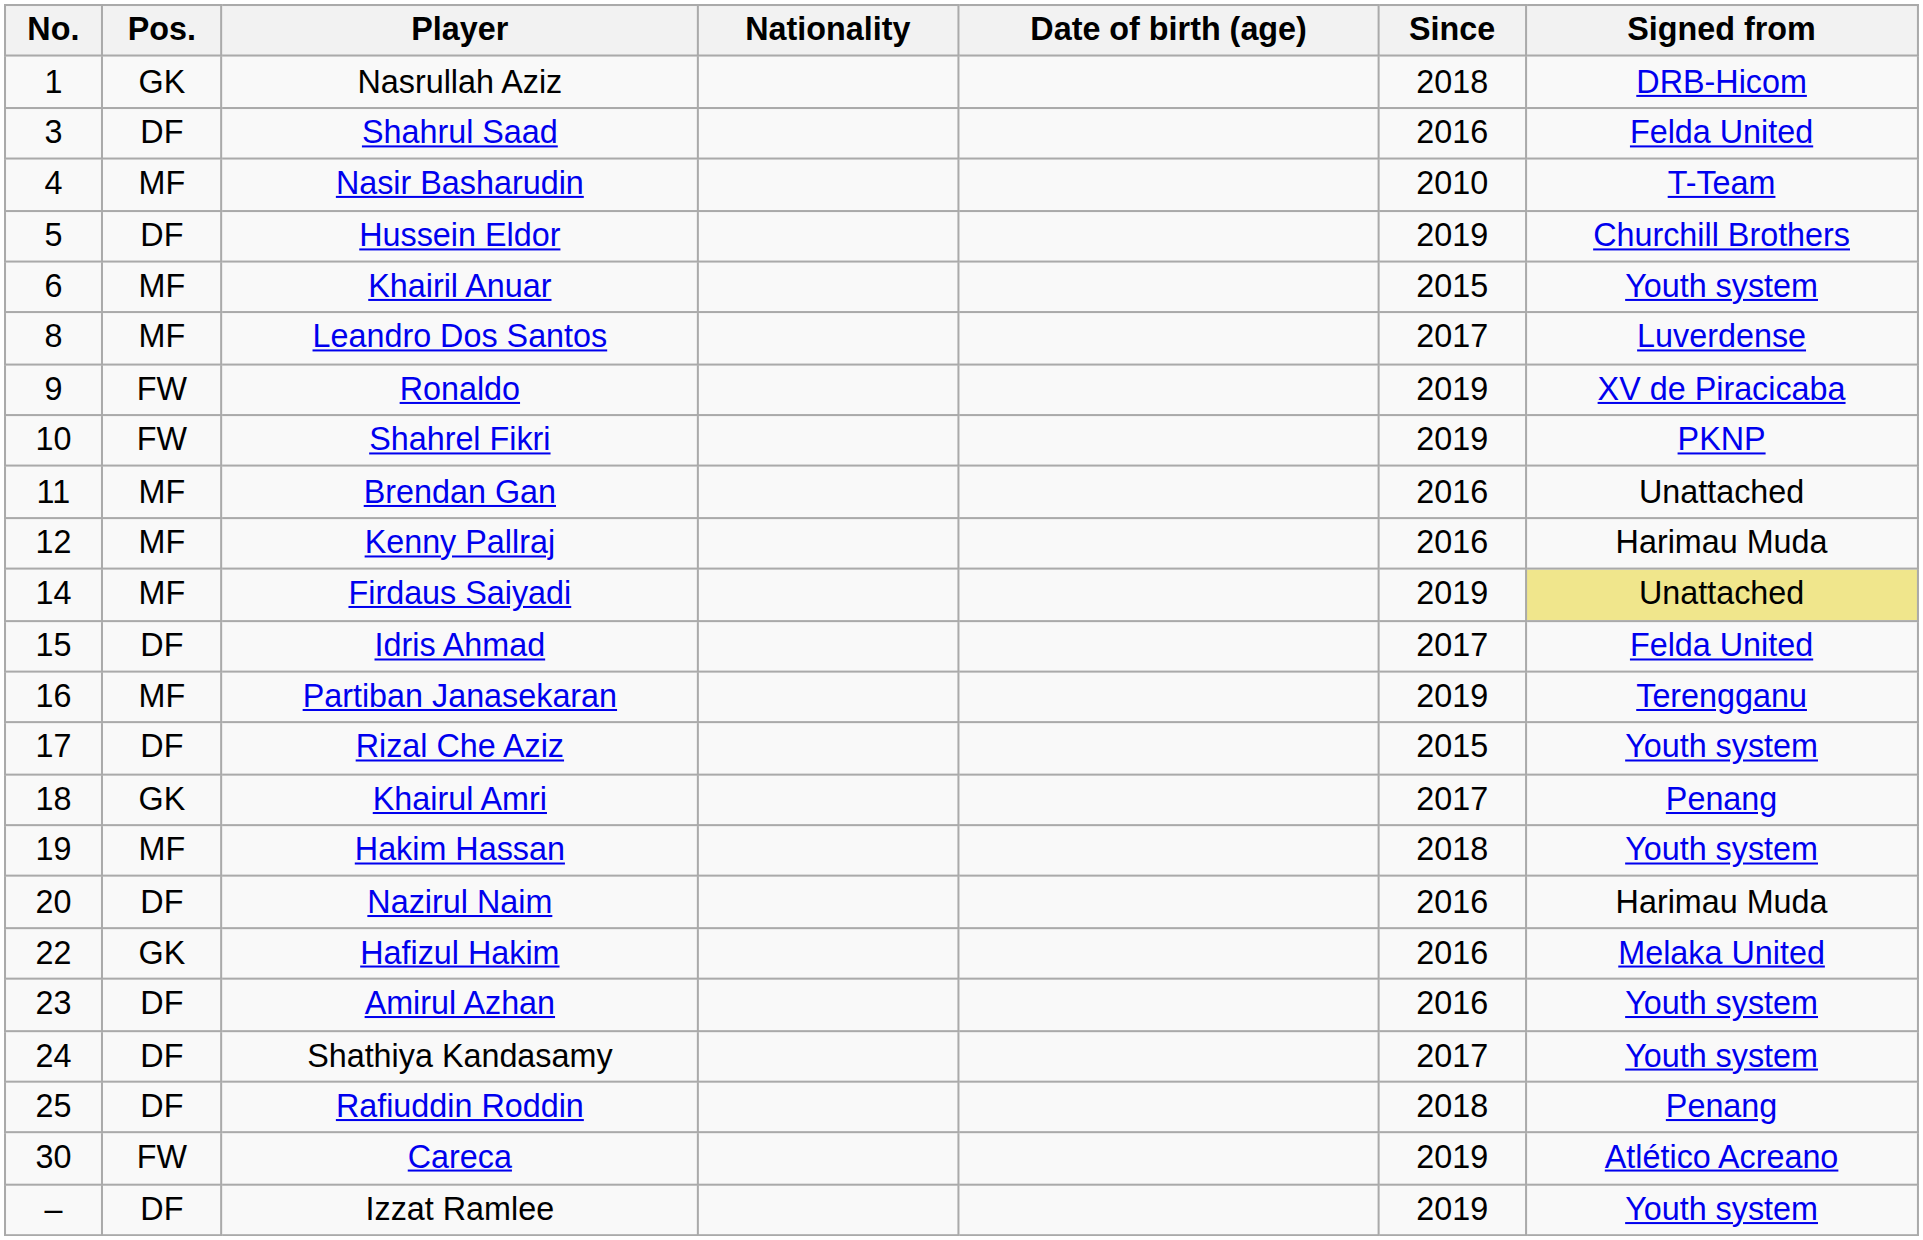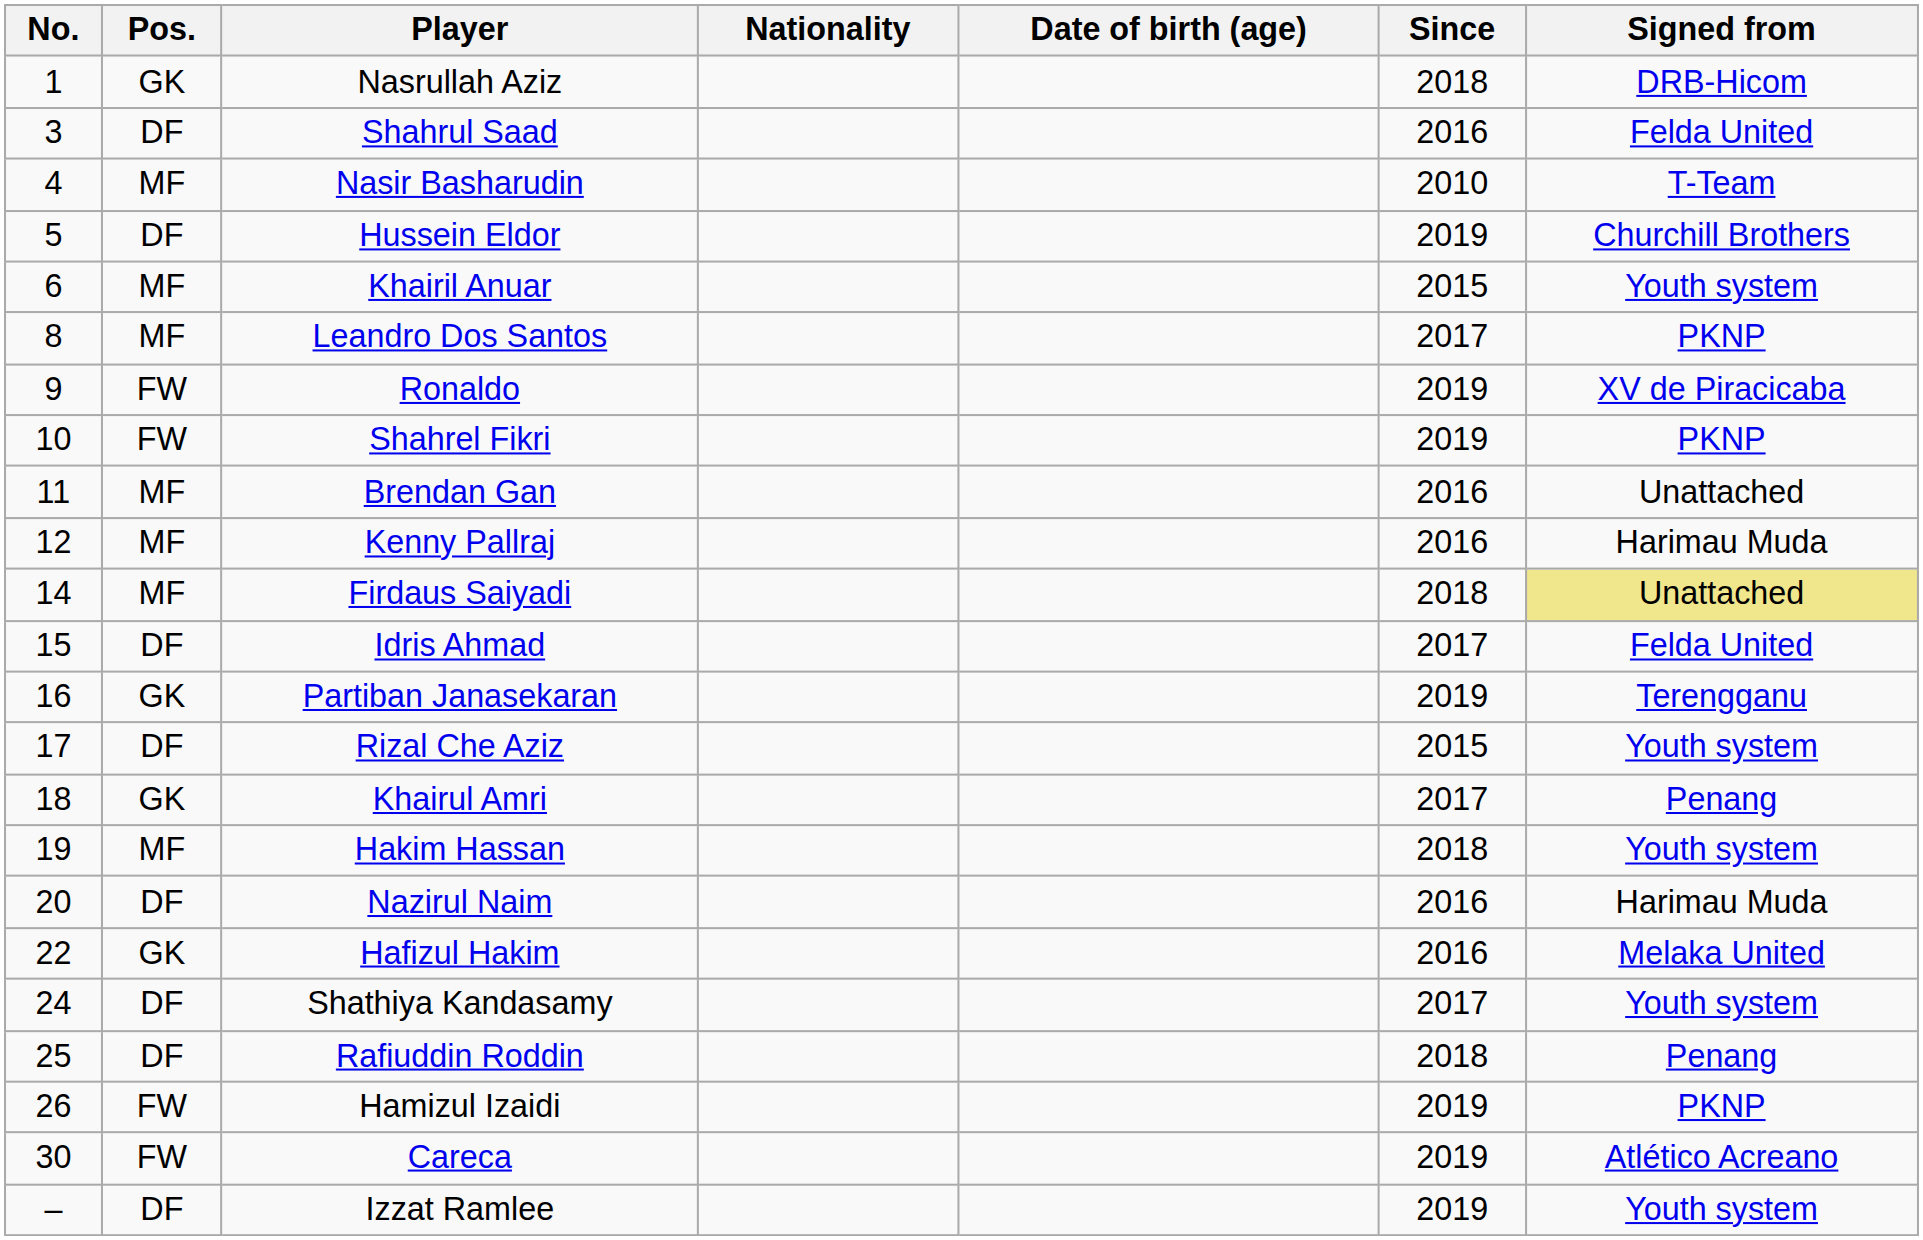(1722, 337) Luverdense -> (1722, 337) PKNP
(1452, 593) 2019 -> (1452, 593) 2018
(162, 696) MF -> (162, 696) GK
- row: (460, 1004)
+ row: (460, 1106)
